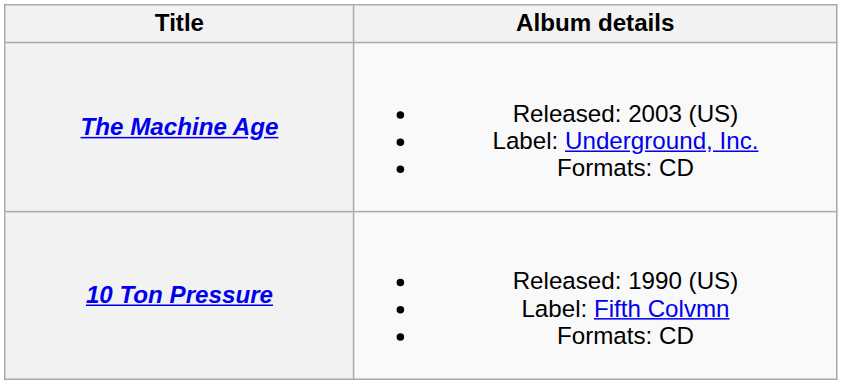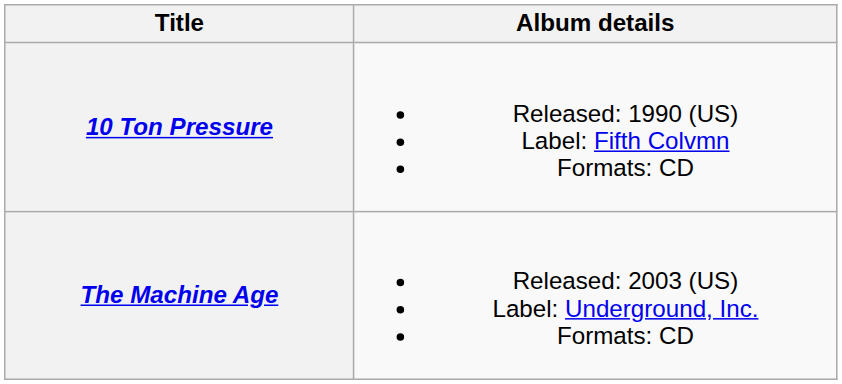rows swapped: (179, 295) <-> (179, 126)
